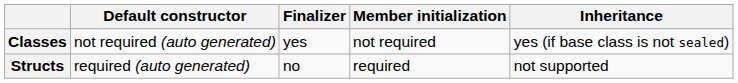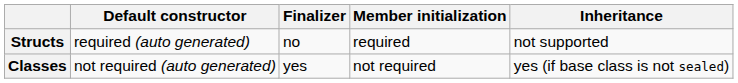rows swapped: (37, 41) <-> (37, 66)
